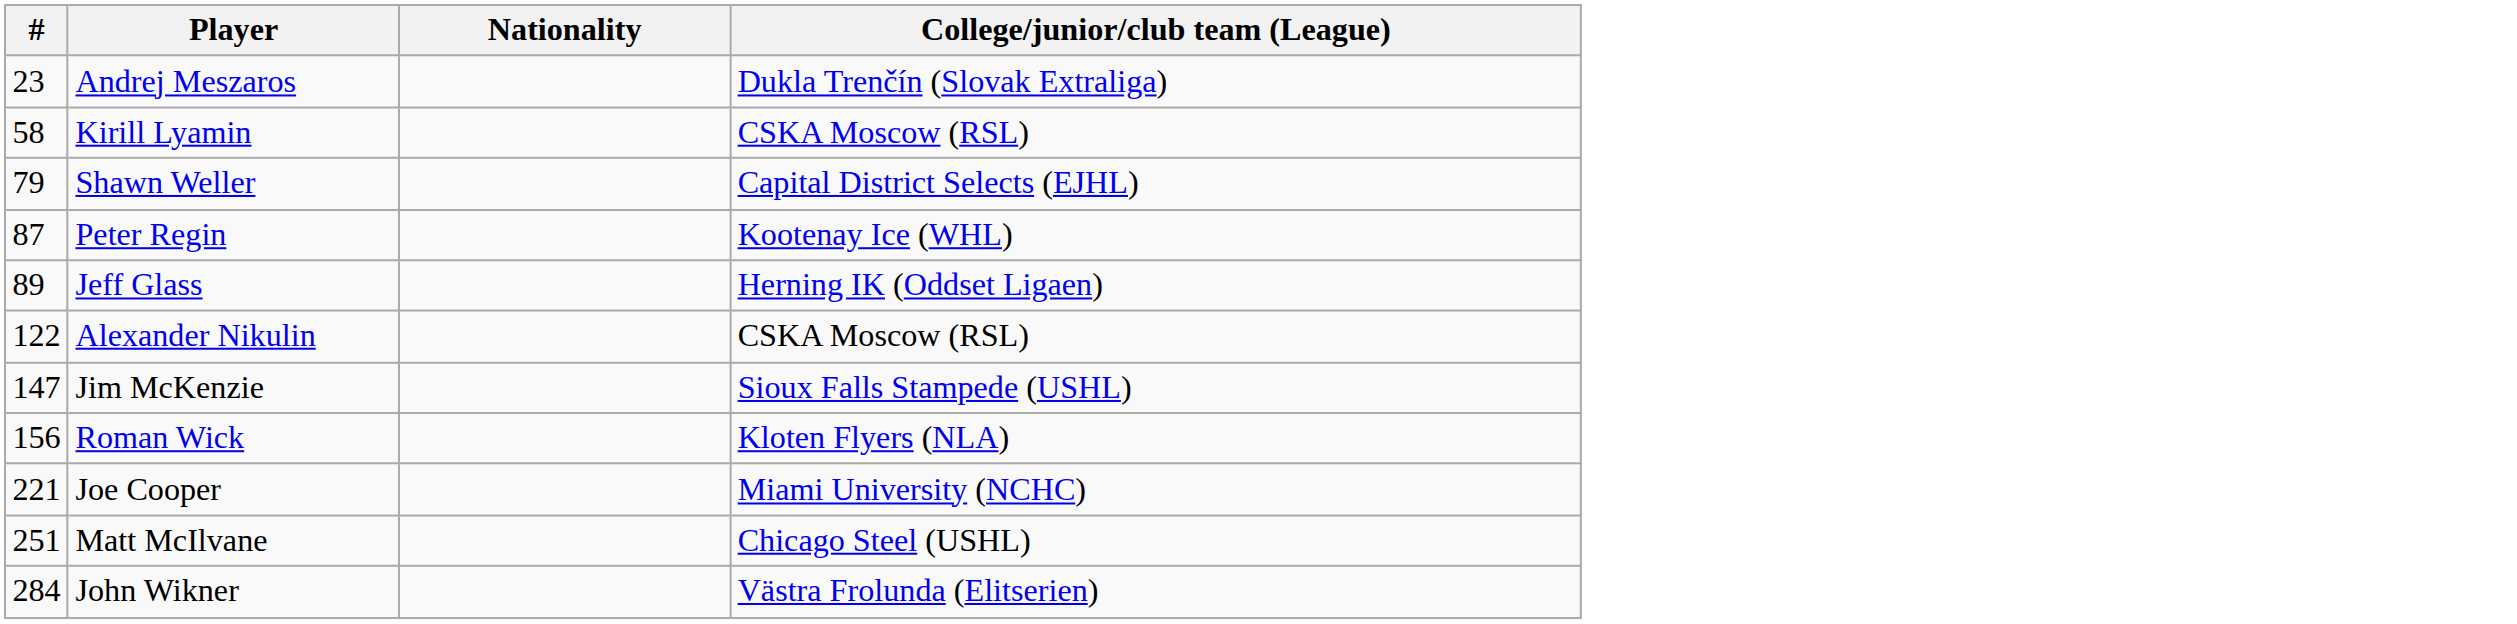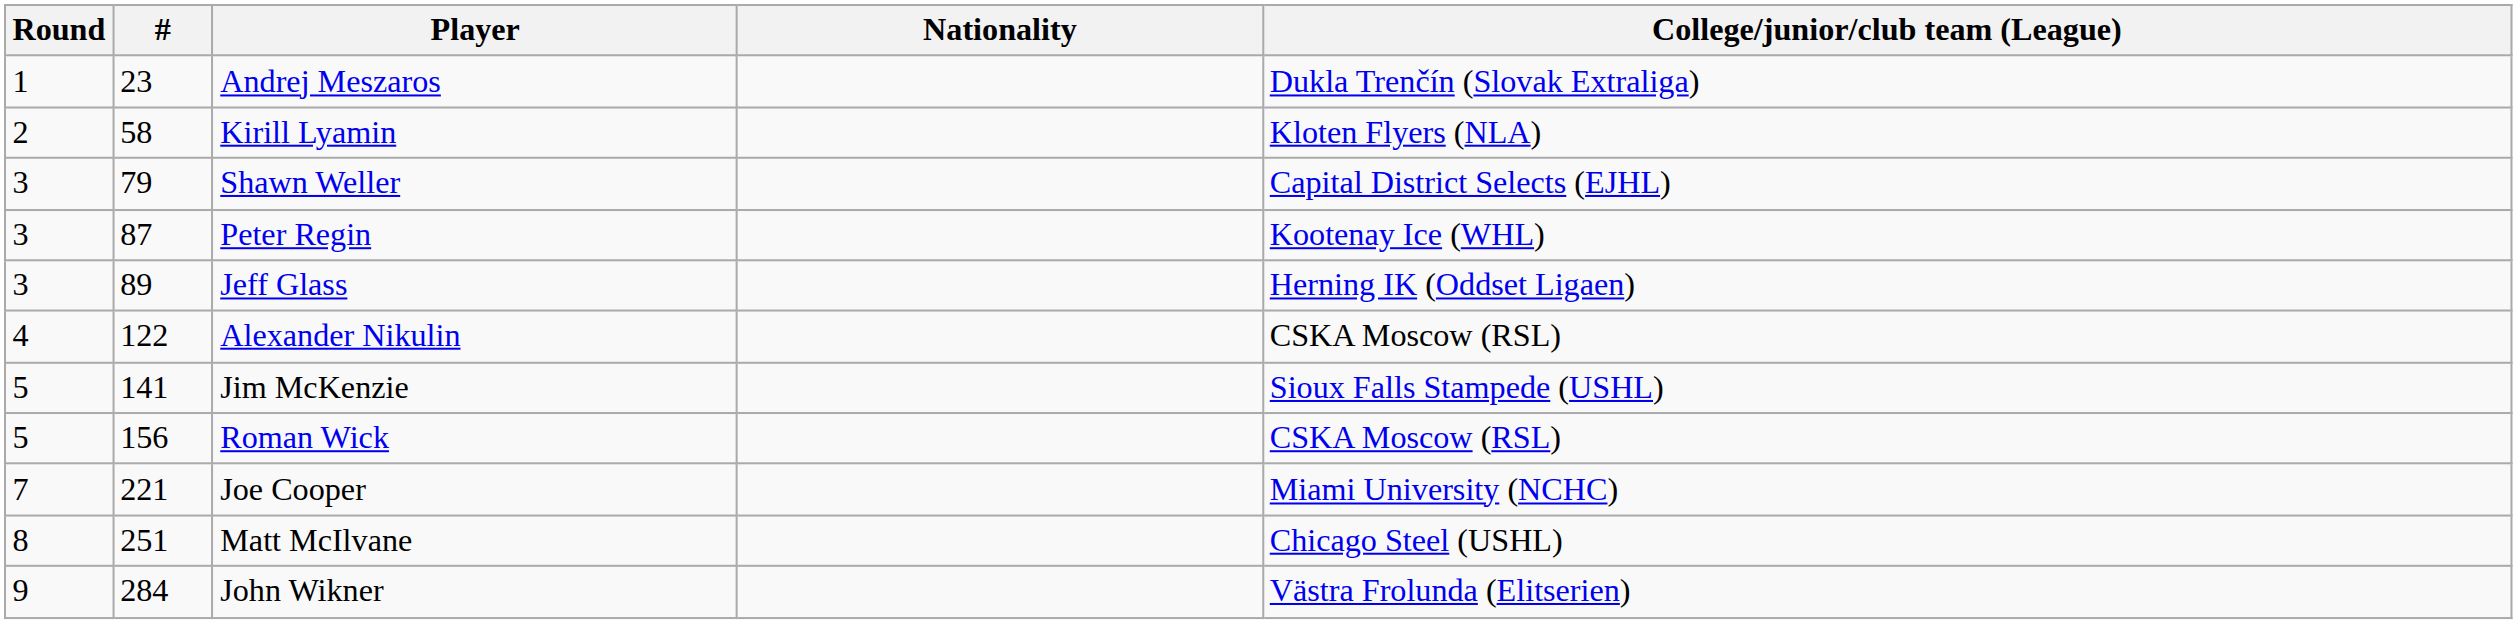+ column: (59, 30)
(883, 132) CSKA Moscow (RSL) -> (1406, 132) Kloten Flyers (NLA)
(37, 387) 147 -> (144, 387) 141
(873, 438) Kloten Flyers (NLA) -> (1415, 438) CSKA Moscow (RSL)
